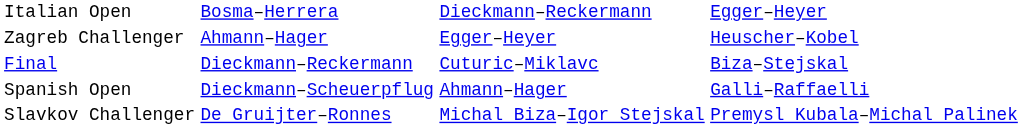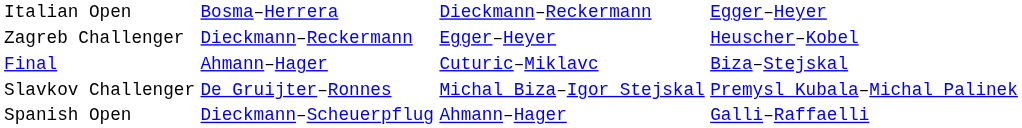(264, 38) Ahmann–Hager -> (307, 38) Dieckmann–Reckermann
(307, 64) Dieckmann–Reckermann -> (264, 64) Ahmann–Hager
rows swapped: (100, 116) <-> (68, 90)
